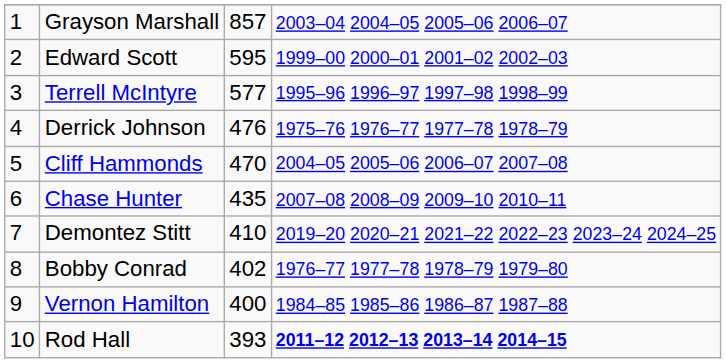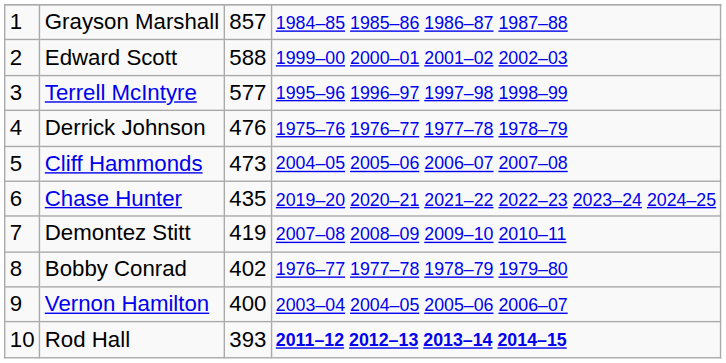(422, 22) 2003–04 2004–05 2005–06 2006–07 -> (422, 22) 1984–85 1985–86 1986–87 1987–88
(248, 57) 595 -> (248, 57) 588
(248, 163) 470 -> (248, 163) 473
(421, 199) 2007–08 2008–09 2009–10 2010–11 -> (496, 199) 2019–20 2020–21 2021–22 2022–23 2023–24 2024–25
(248, 233) 410 -> (248, 233) 419
(496, 234) 2019–20 2020–21 2021–22 2022–23 2023–24 2024–25 -> (421, 234) 2007–08 2008–09 2009–10 2010–11
(422, 305) 1984–85 1985–86 1986–87 1987–88 -> (422, 305) 2003–04 2004–05 2005–06 2006–07
